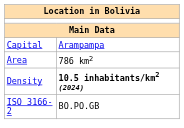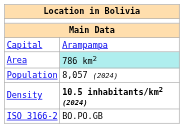(76, 60) no background -> (80, 60) paleturquoise background
+ row: (32, 75)
